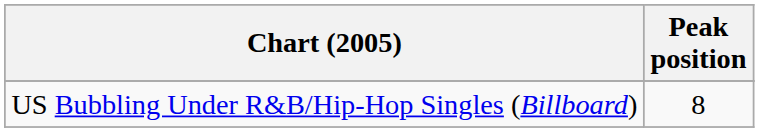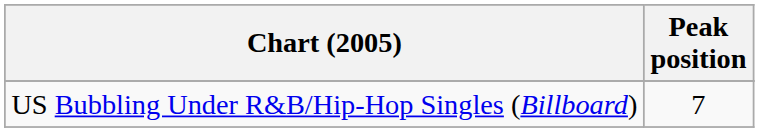(698, 103) 8 -> (698, 103) 7
